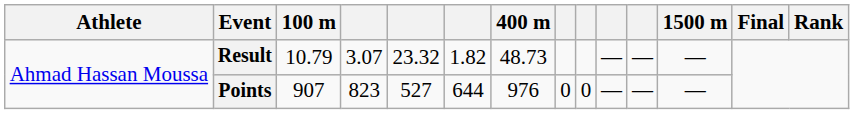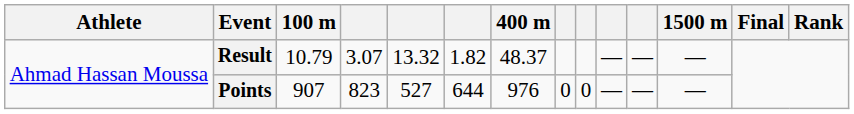(416, 56) 23.32 -> (416, 56) 13.32
(523, 56) 48.73 -> (523, 56) 48.37
